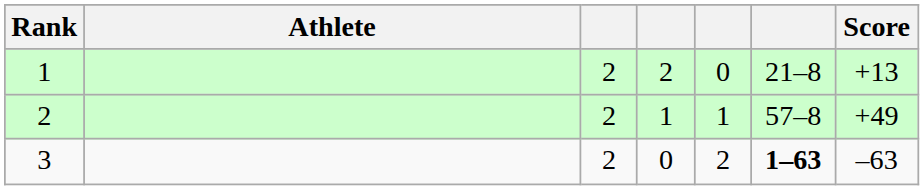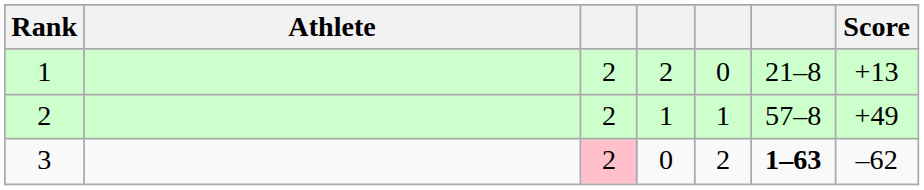(609, 160) no background -> (609, 160) pink background
(877, 160) –63 -> (877, 160) –62
